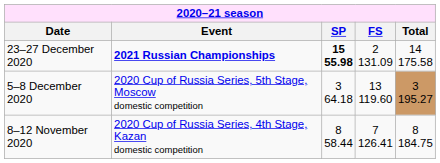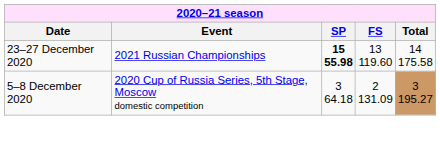(195, 55) bold -> (190, 55) normal
(375, 55) 2 131.09 -> (375, 55) 13 119.60
(375, 93) 13 119.60 -> (375, 93) 2 131.09
- row: (47, 136)
